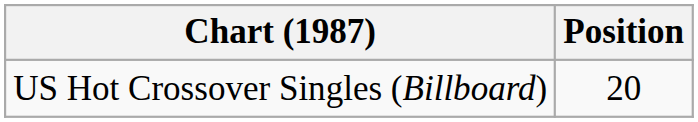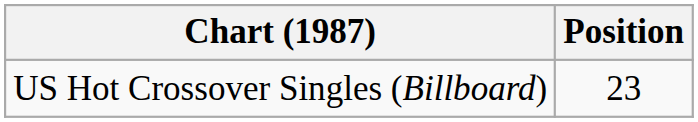(624, 87) 20 -> (624, 87) 23
